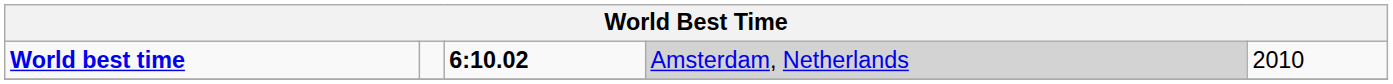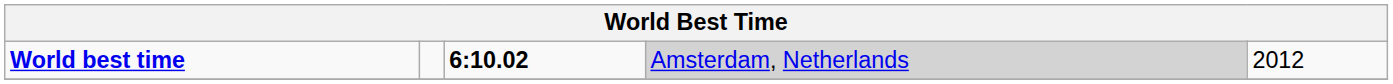(1278, 60) 2010 -> (1278, 60) 2012
